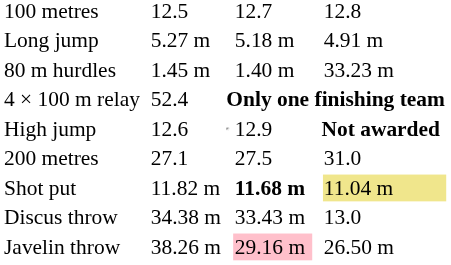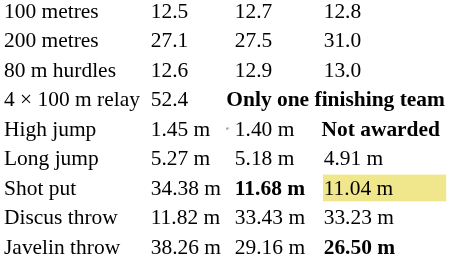rows swapped: (51, 158) <-> (51, 40)
(180, 69) 1.45 m -> (169, 69) 12.6
(265, 69) 1.40 m -> (254, 69) 12.9
(359, 69) 33.23 m -> (342, 69) 13.0
(169, 128) 12.6 -> (180, 128) 1.45 m
(254, 128) 12.9 -> (265, 128) 1.40 m
(185, 187) 11.82 m -> (186, 187) 34.38 m
(186, 217) 34.38 m -> (185, 217) 11.82 m
(342, 217) 13.0 -> (359, 217) 33.23 m
(270, 246) pink background -> (270, 246) no background
(359, 246) normal -> (359, 246) bold
